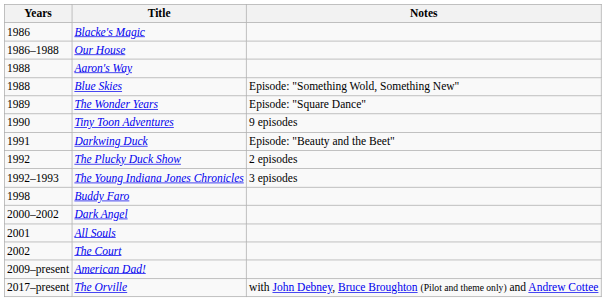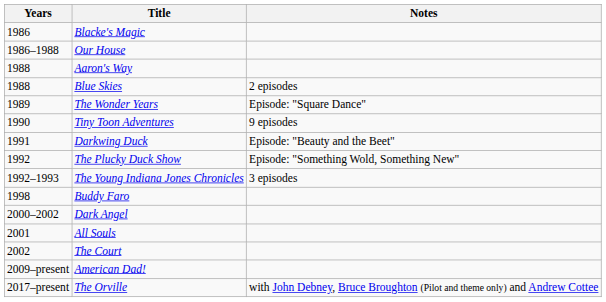(354, 86) Episode: "Something Wold, Something New" -> (273, 86) 2 episodes
(273, 159) 2 episodes -> (354, 159) Episode: "Something Wold, Something New"
